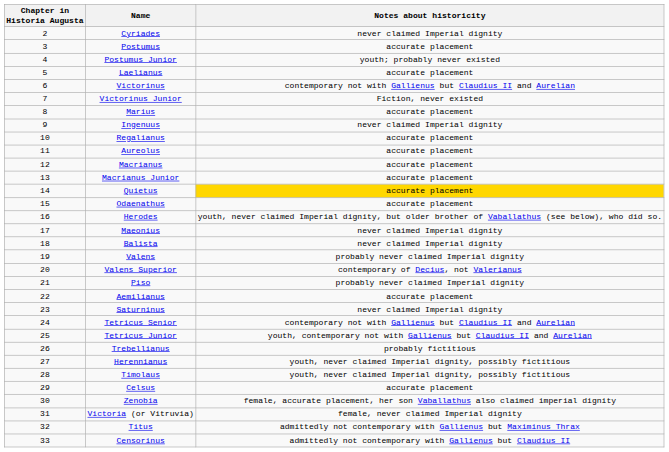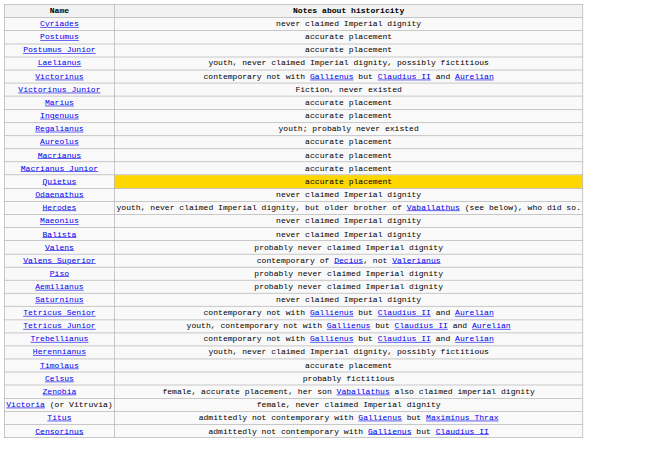- column: (45, 16)
(430, 60) youth; probably never existed -> (349, 50) accurate placement
(430, 73) accurate placement -> (349, 63) youth, never claimed Imperial dignity, possibly fictitious
(430, 125) never claimed Imperial dignity -> (349, 116) accurate placement
(430, 138) accurate placement -> (349, 129) youth; probably never existed
(430, 204) accurate placement -> (349, 195) never claimed Imperial dignity
(430, 296) accurate placement -> (349, 287) probably never claimed Imperial dignity
(430, 349) probably fictitious -> (349, 339) contemporary not with Gallienus but Claudius II and Aurelian
(430, 375) youth, never claimed Imperial dignity, possibly fictitious -> (349, 366) accurate placement
(430, 388) accurate placement -> (349, 379) probably fictitious
